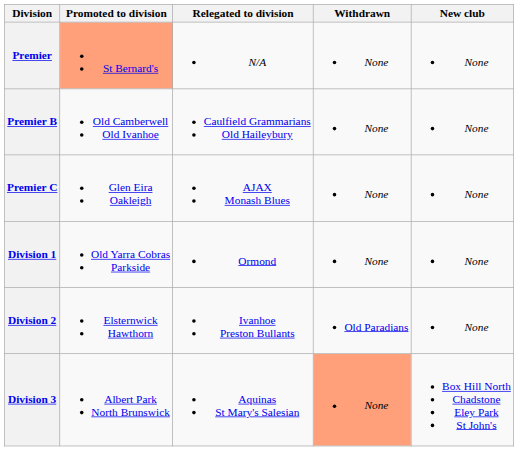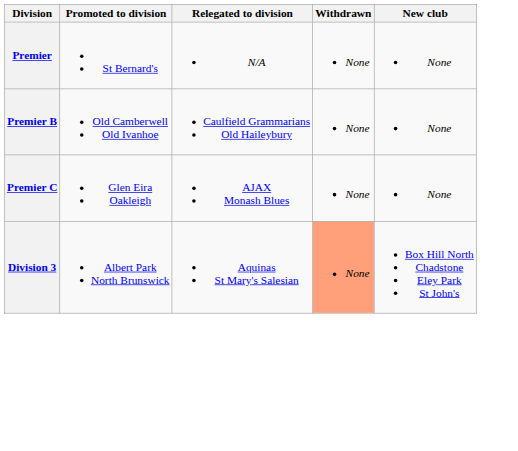(116, 62) lightsalmon background -> (116, 62) no background
- row: (32, 254)
- row: (32, 320)
